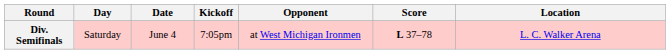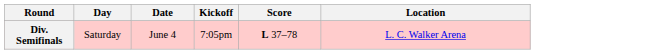- column: (305, 12)
